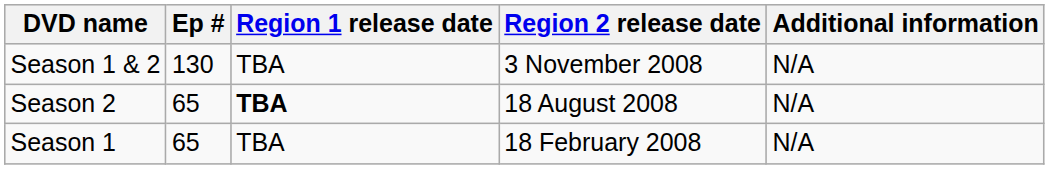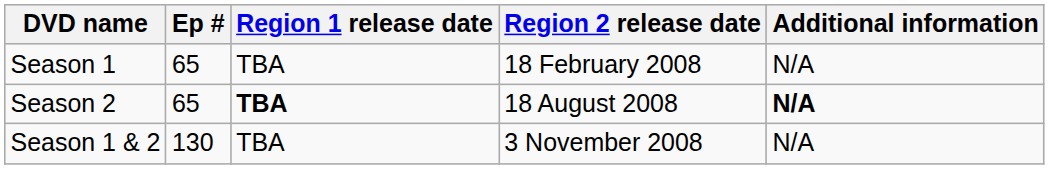rows swapped: (63, 143) <-> (85, 63)
(793, 103) normal -> (794, 103) bold
